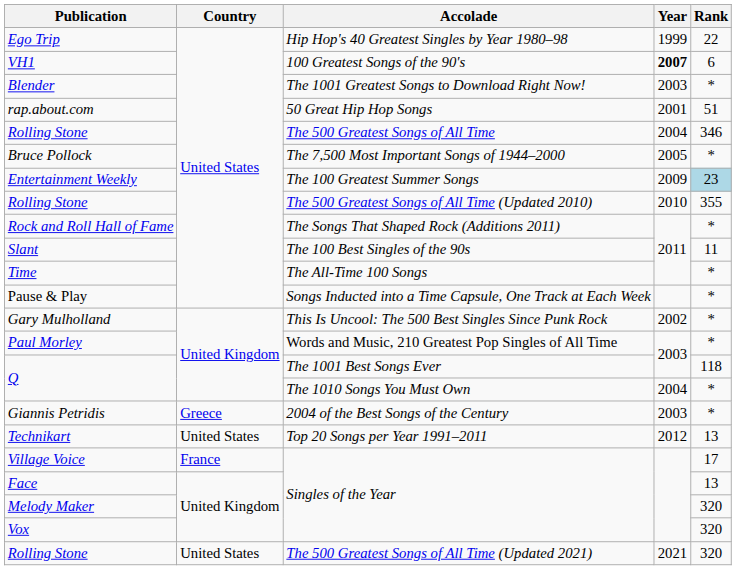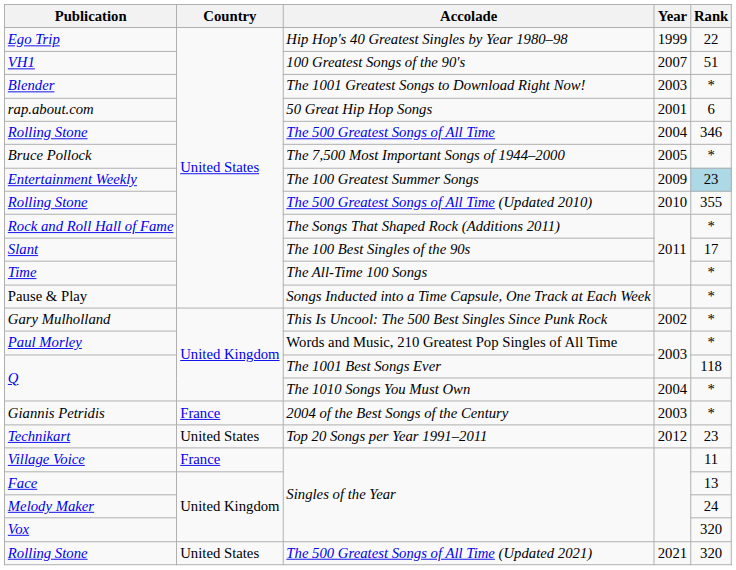(672, 62) bold -> (672, 62) normal
(711, 62) 6 -> (711, 62) 51
(711, 109) 51 -> (711, 109) 6
(711, 249) 11 -> (711, 249) 17
(201, 413) Greece -> (200, 413) France
(711, 436) 13 -> (711, 436) 23
(711, 459) 17 -> (711, 459) 11
(711, 506) 320 -> (711, 506) 24
